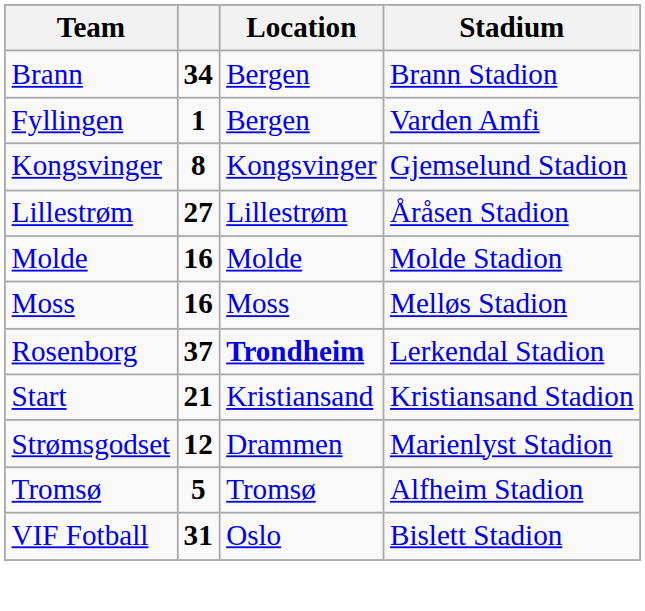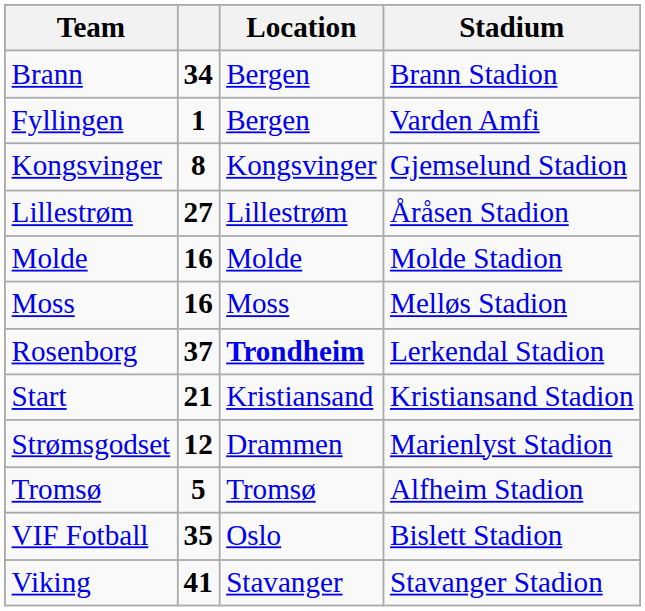(198, 535) 31 -> (198, 535) 35
+ row: (51, 581)
